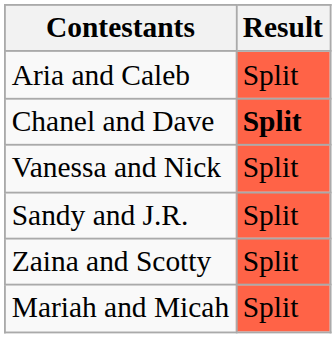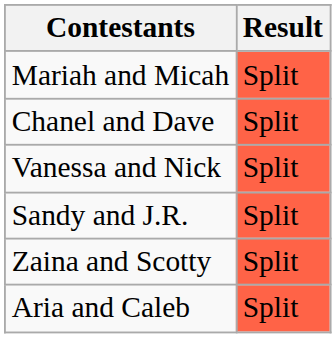rows swapped: (120, 307) <-> (101, 74)
(272, 121) bold -> (271, 121) normal
